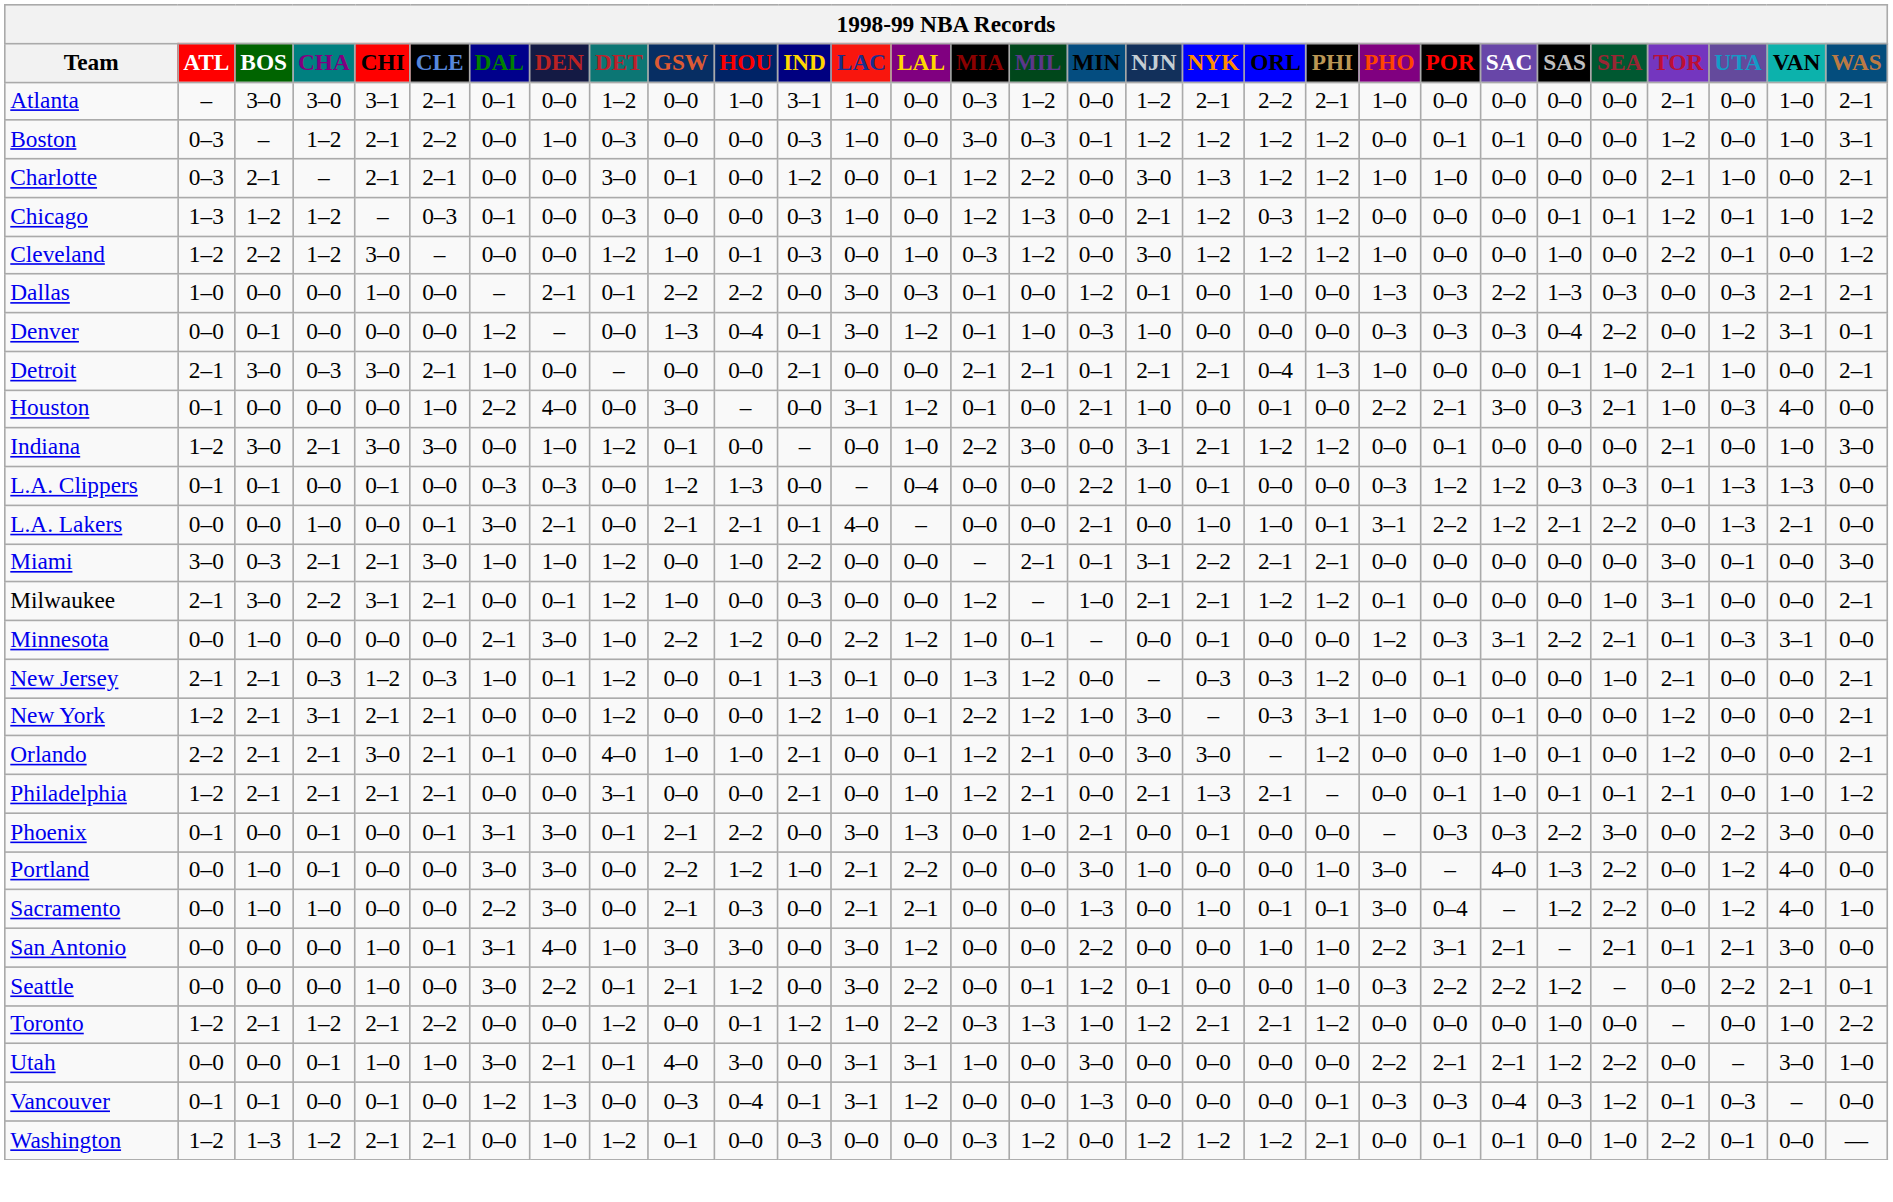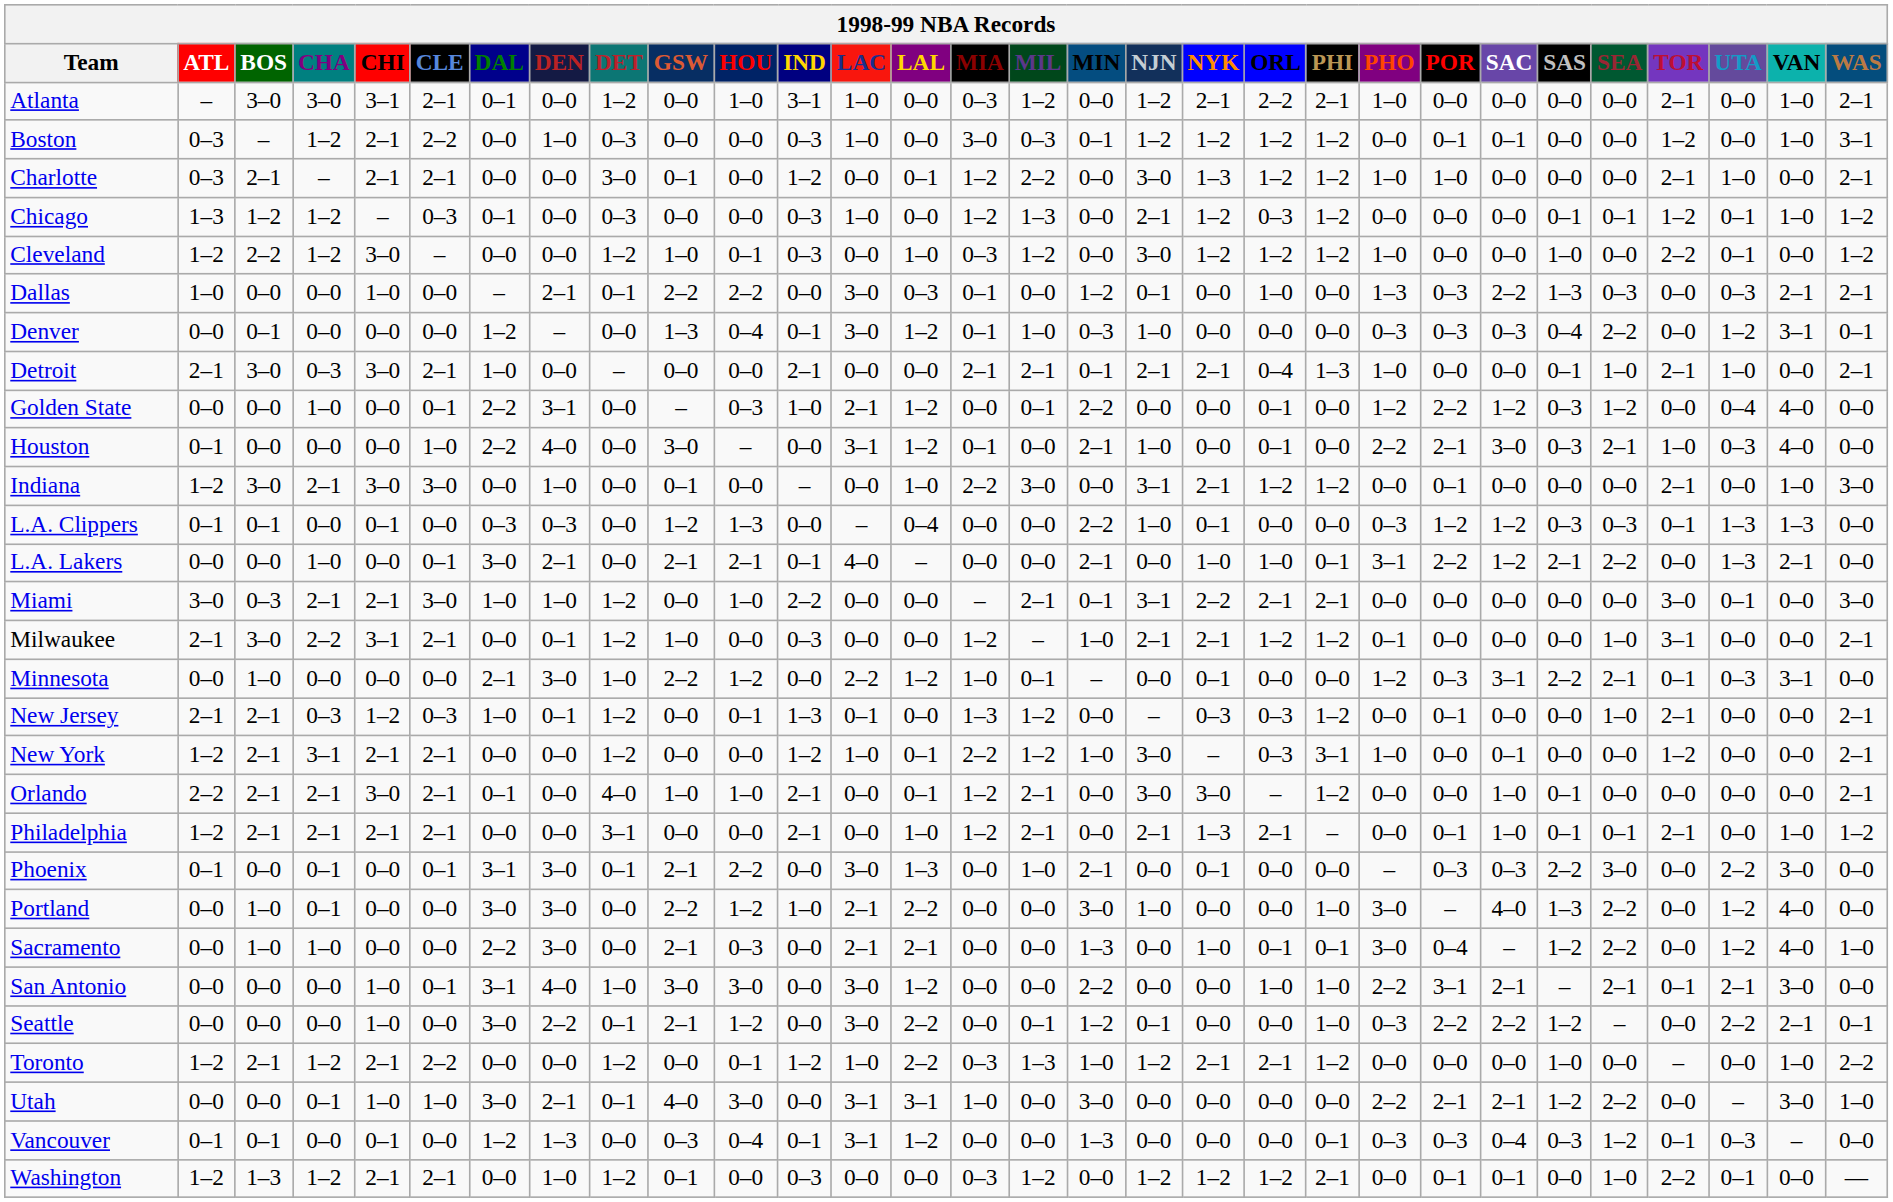+ row: (71, 408)
(619, 447) 1–2 -> (619, 485) 0–0
(1678, 755) 1–2 -> (1678, 793) 0–0
